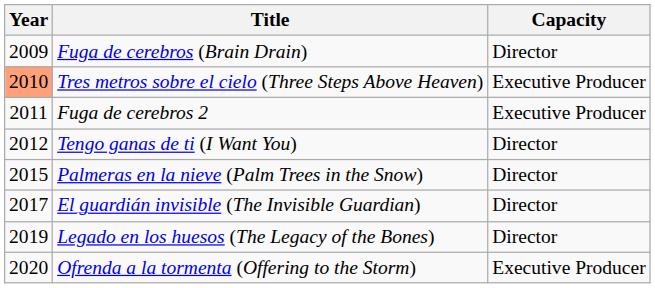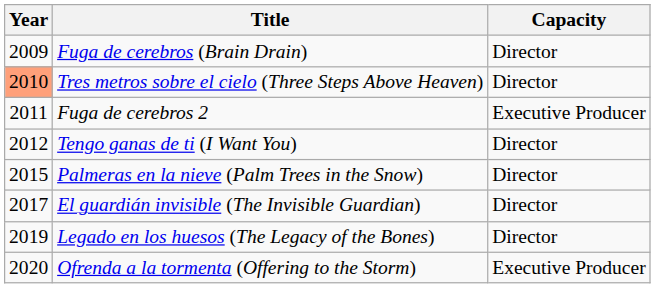(569, 81) Executive Producer -> (525, 81) Director
